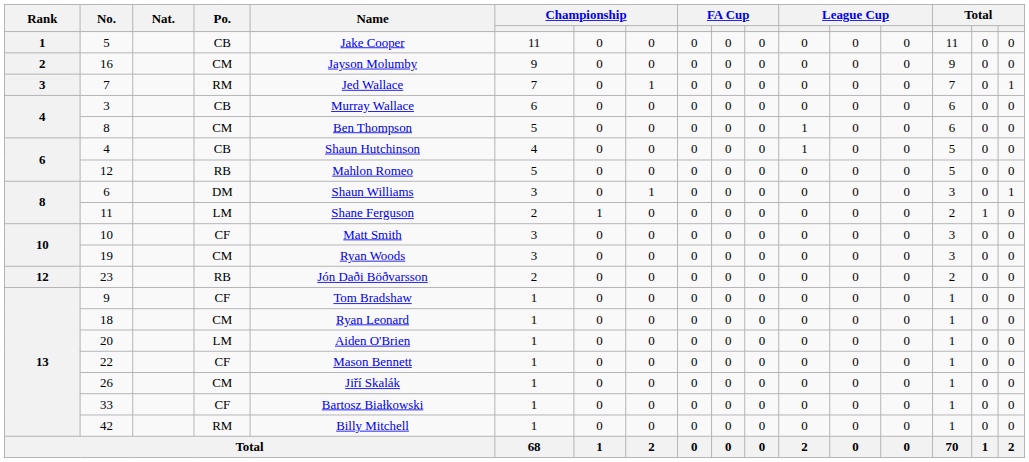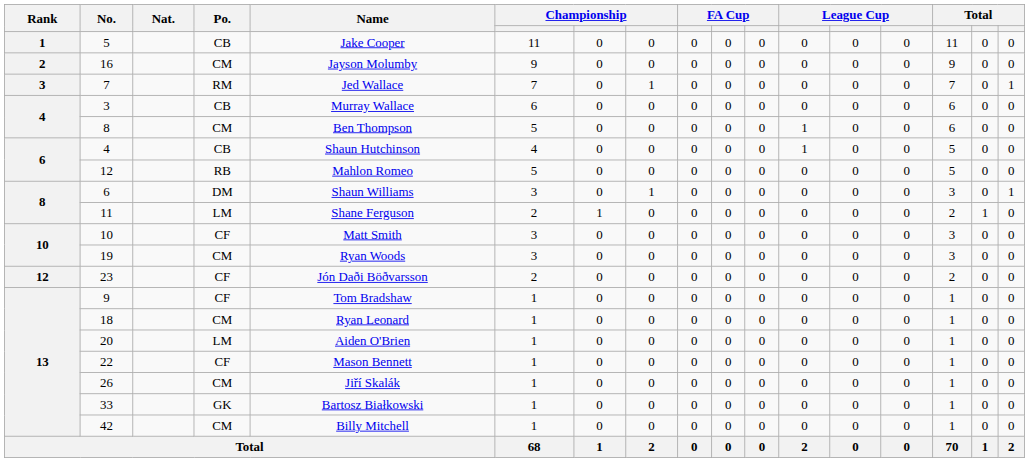(222, 276) RB -> (222, 276) CF
(222, 404) CF -> (222, 404) GK
(222, 426) RM -> (222, 426) CM
